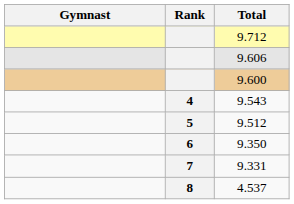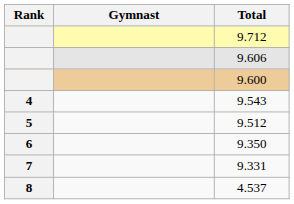columns swapped: (190, 15) <-> (85, 15)
